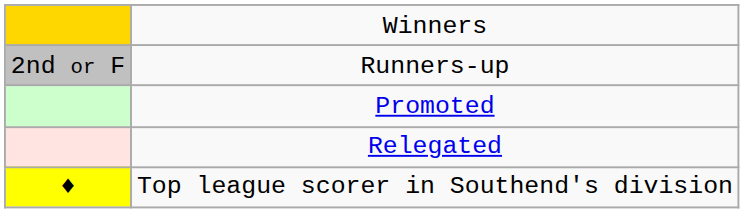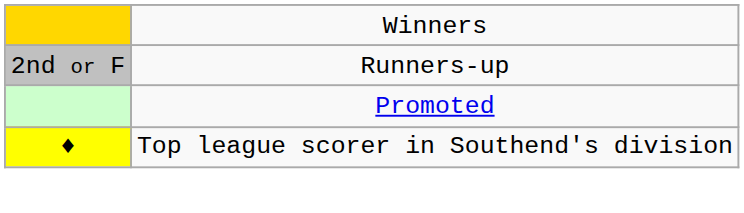- row: (435, 147)
